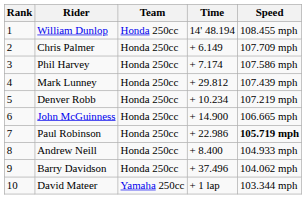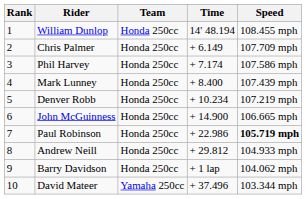(209, 82) + 29.812 -> (206, 82) + 8.400
(206, 151) + 8.400 -> (209, 151) + 29.812
(209, 168) + 37.496 -> (205, 168) + 1 lap
(205, 185) + 1 lap -> (209, 185) + 37.496
